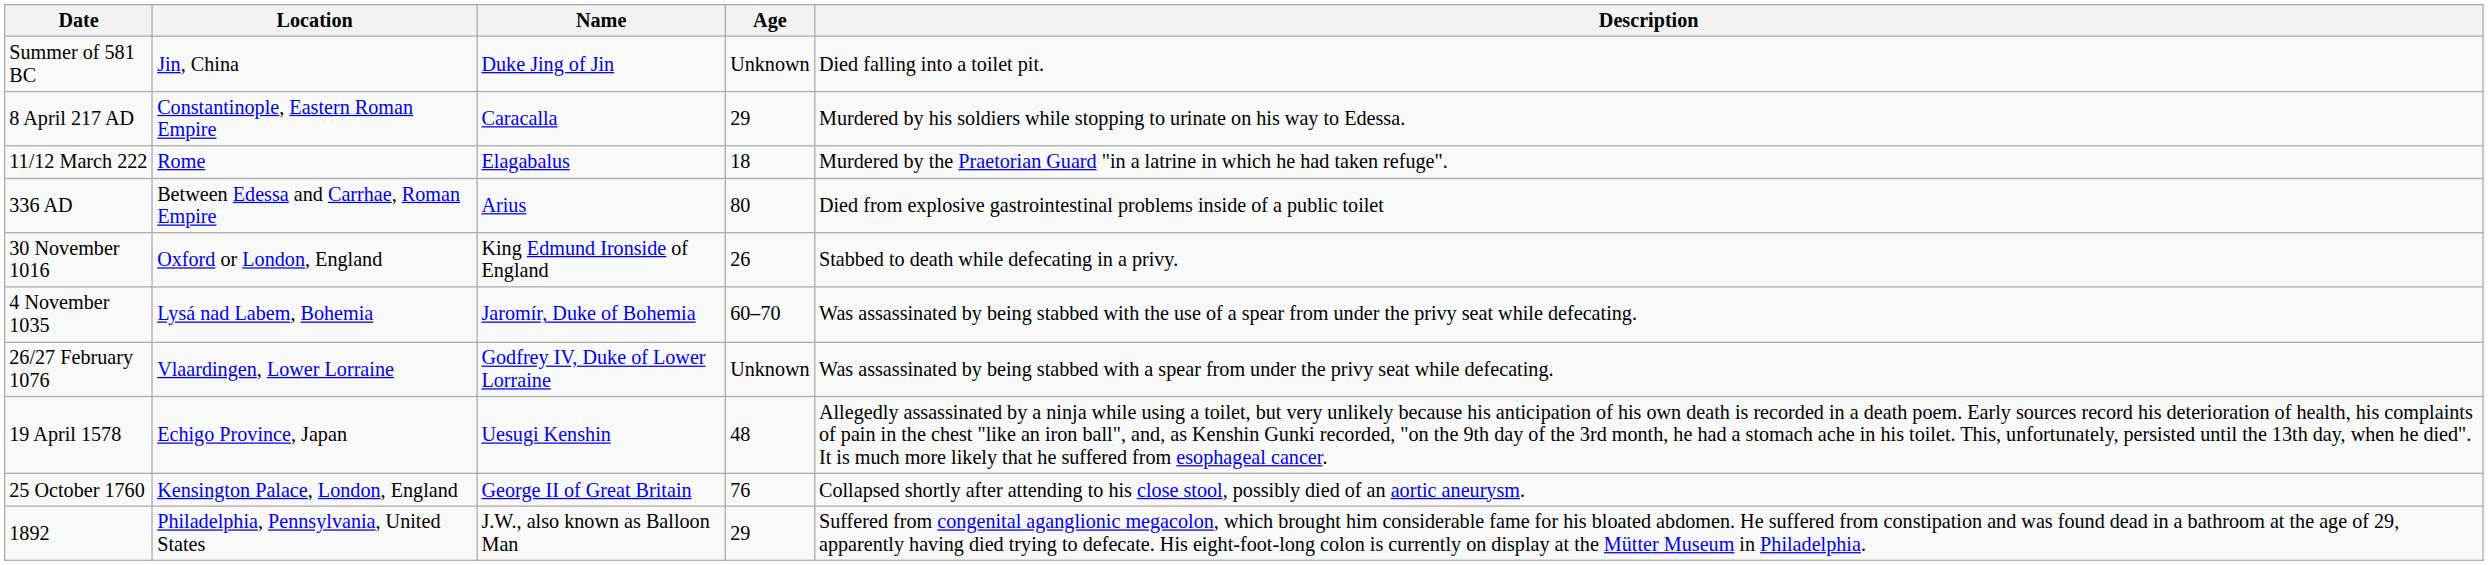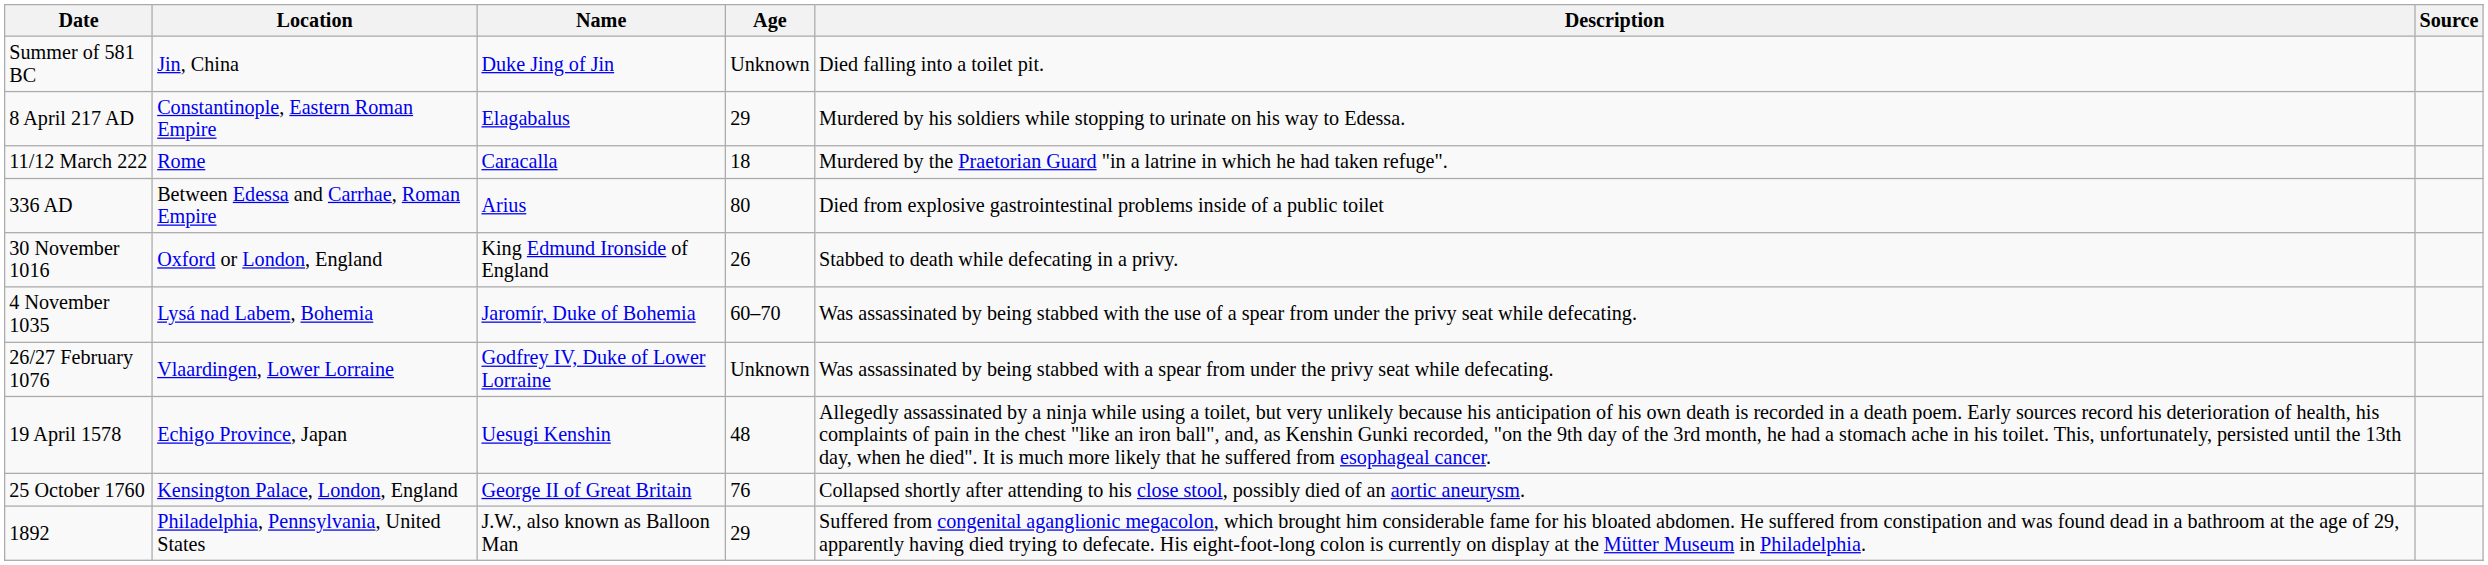+ column: (2449, 20)
(520, 118) Caracalla -> (526, 118) Elagabalus
(526, 161) Elagabalus -> (520, 161) Caracalla
